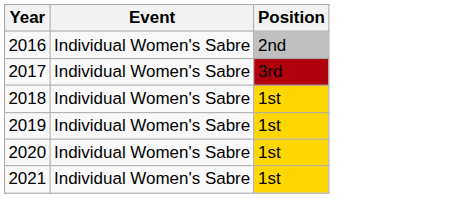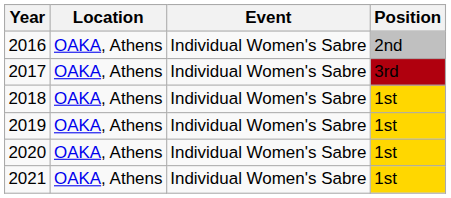+ column: (108, 17)
